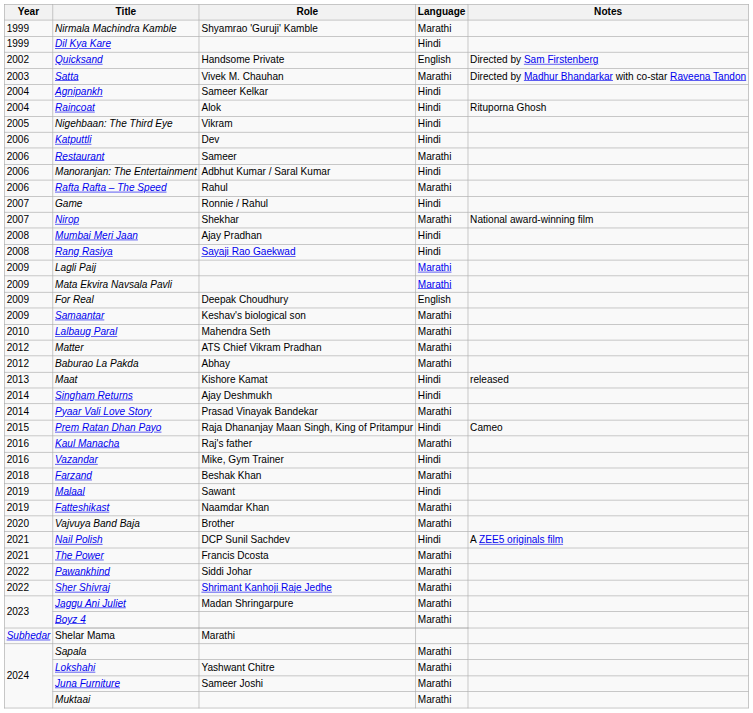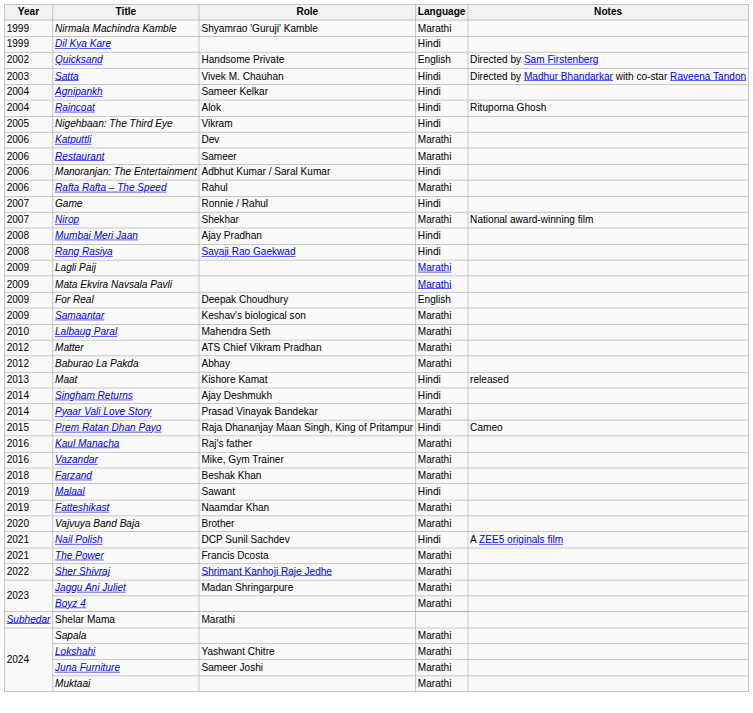(435, 76) Marathi -> (429, 76) Hindi
(429, 140) Hindi -> (435, 140) Marathi
(429, 460) Hindi -> (435, 460) Marathi
- row: (82, 572)
